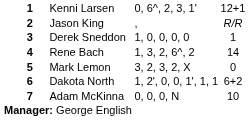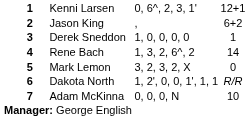(233, 23) R/R -> (233, 23) 6+2
(233, 81) 6+2 -> (233, 81) R/R
